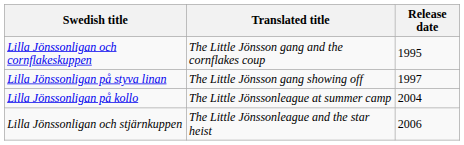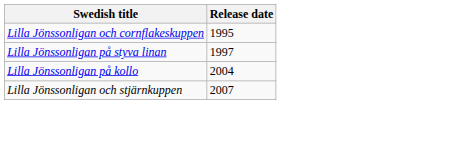- column: (291, 20)
(410, 123) 2006 -> (222, 90) 2007
